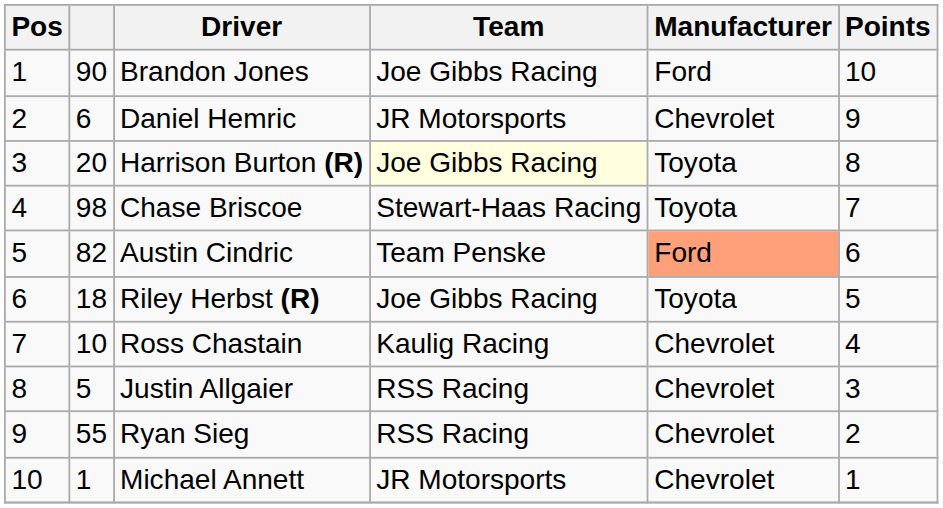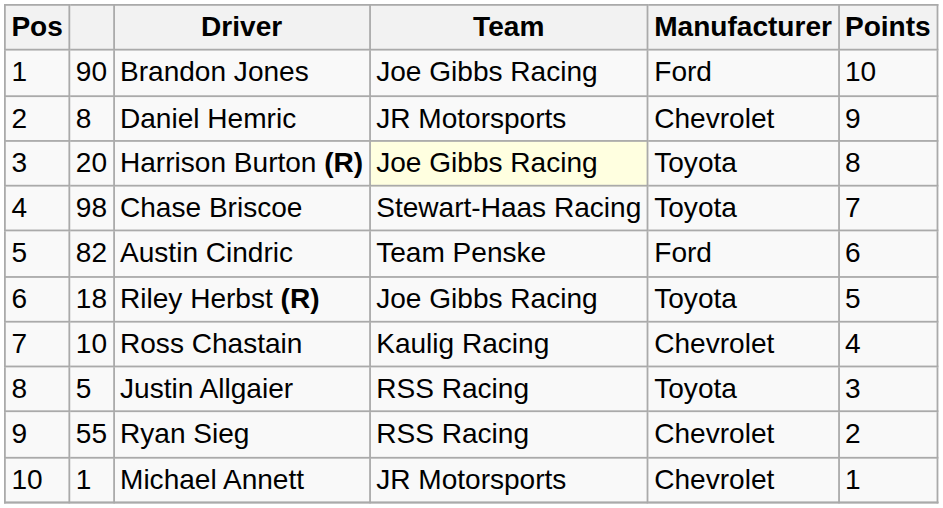(84, 117) 6 -> (84, 117) 8
(683, 252) lightsalmon background -> (683, 252) no background
(714, 388) Chevrolet -> (696, 388) Toyota
